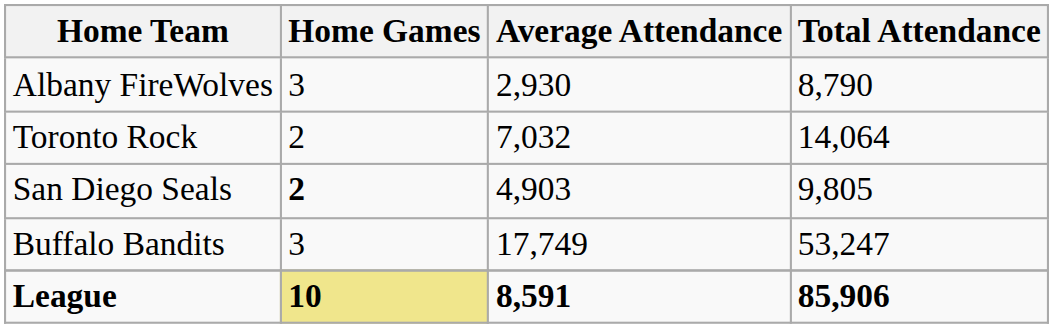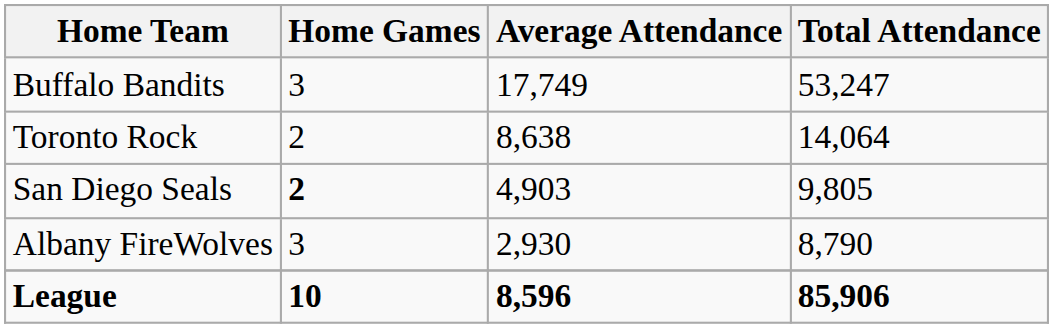rows swapped: (119, 243) <-> (143, 84)
(534, 137) 7,032 -> (534, 137) 8,638
(305, 296) khaki background -> (305, 296) no background
(534, 296) 8,591 -> (534, 296) 8,596
